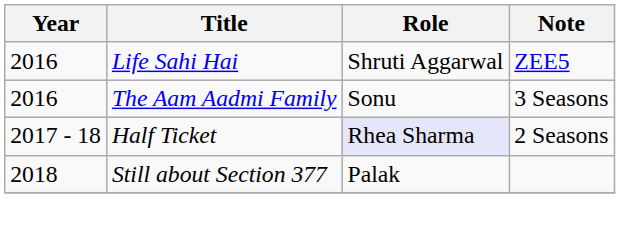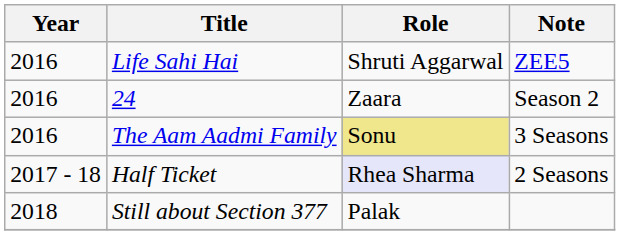+ row: (124, 98)
(372, 98) no background -> (372, 135) khaki background
